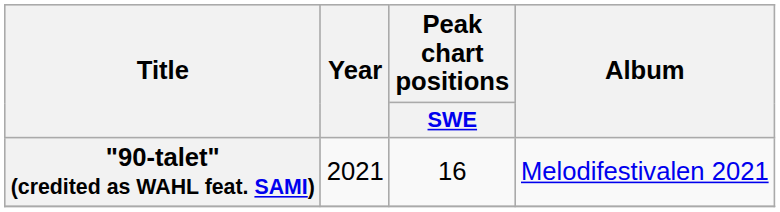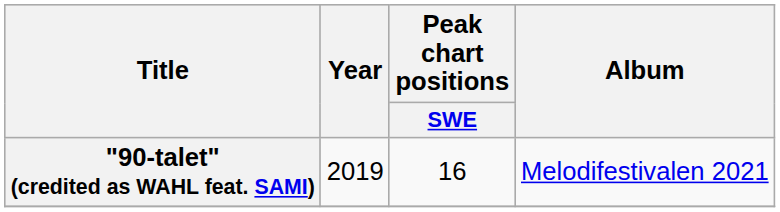(355, 171) 2021 -> (355, 171) 2019
